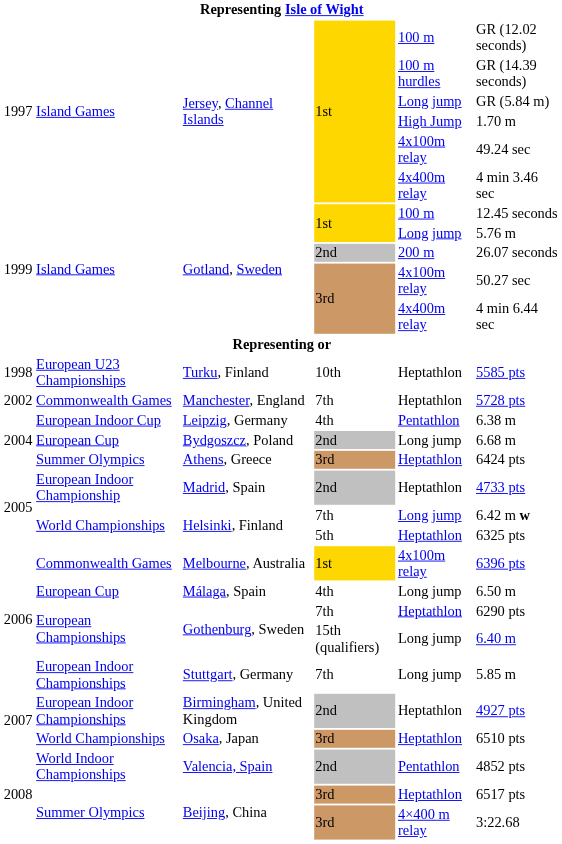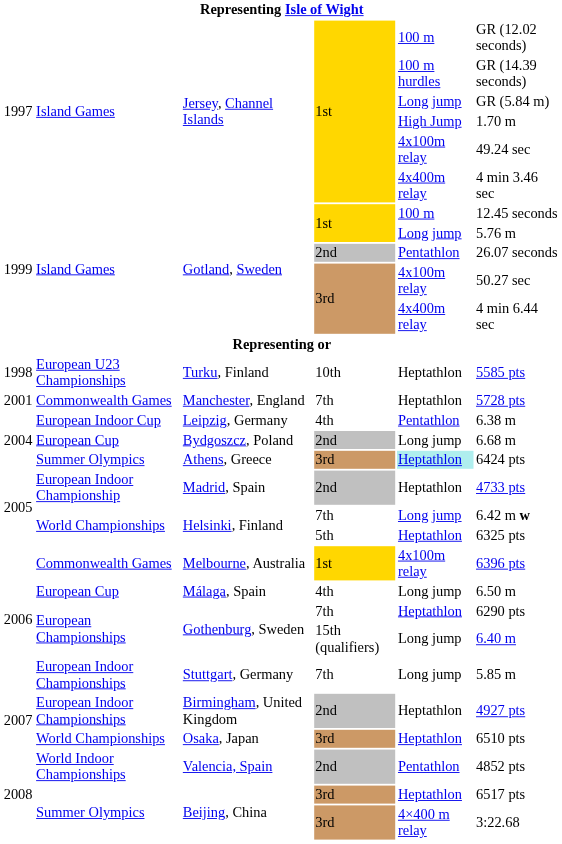(416, 252) 200 m -> (429, 252) Pentathlon
(18, 400) 2002 -> (18, 400) 2001
(430, 459) no background -> (430, 459) paleturquoise background
